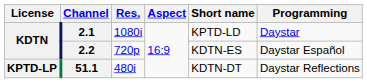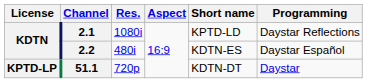(280, 31) Daystar -> (310, 31) Daystar Reflections
(127, 50) 720p -> (125, 50) 480i
(125, 68) 480i -> (127, 68) 720p
(310, 68) Daystar Reflections -> (280, 68) Daystar
